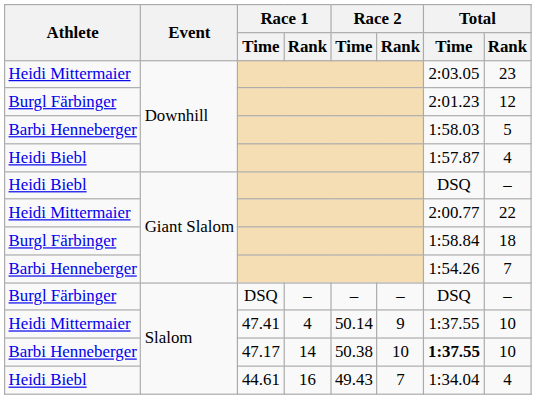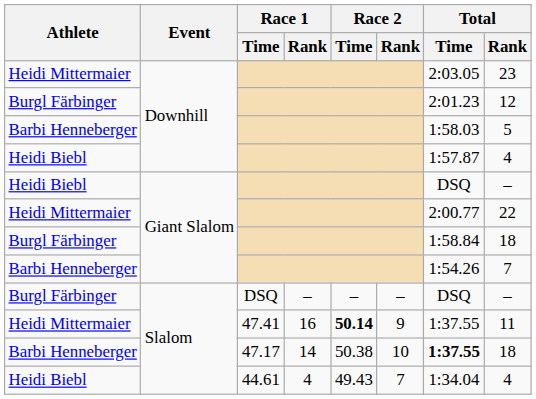(307, 324) 4 -> (307, 324) 16
(354, 324) normal -> (354, 324) bold
(507, 324) 10 -> (507, 324) 11
(507, 352) 10 -> (507, 352) 18
(307, 380) 16 -> (307, 380) 4
